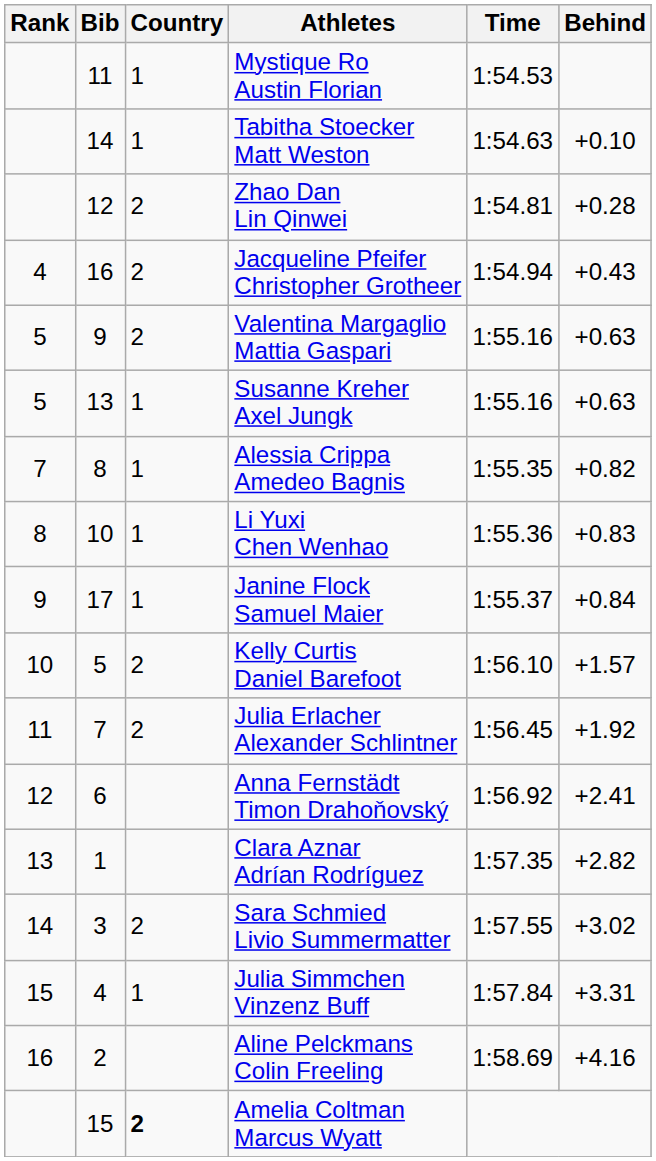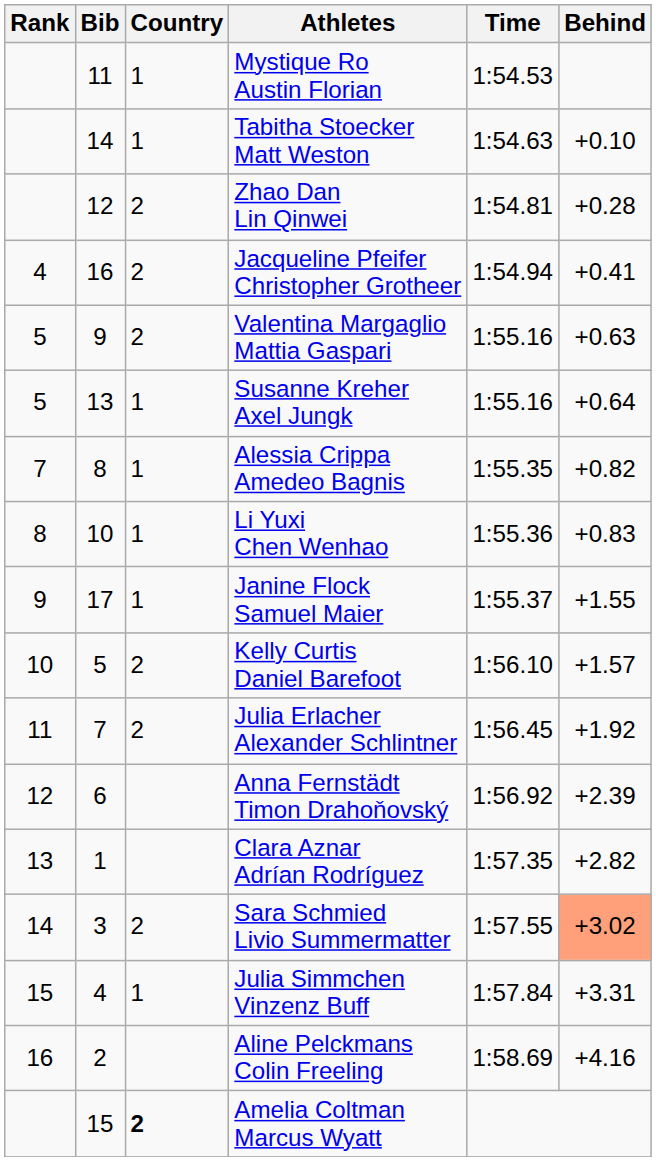(605, 272) +0.43 -> (605, 272) +0.41
(605, 403) +0.63 -> (605, 403) +0.64
(605, 599) +0.84 -> (605, 599) +1.55
(605, 796) +2.41 -> (605, 796) +2.39
(605, 927) no background -> (605, 927) lightsalmon background
